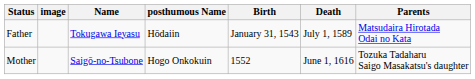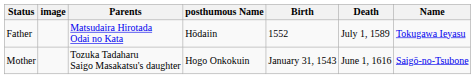columns swapped: (107, 12) <-> (413, 12)
(265, 33) January 31, 1543 -> (278, 33) 1552
(241, 60) 1552 -> (302, 60) January 31, 1543
